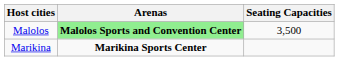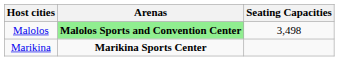(289, 30) 3,500 -> (289, 30) 3,498
